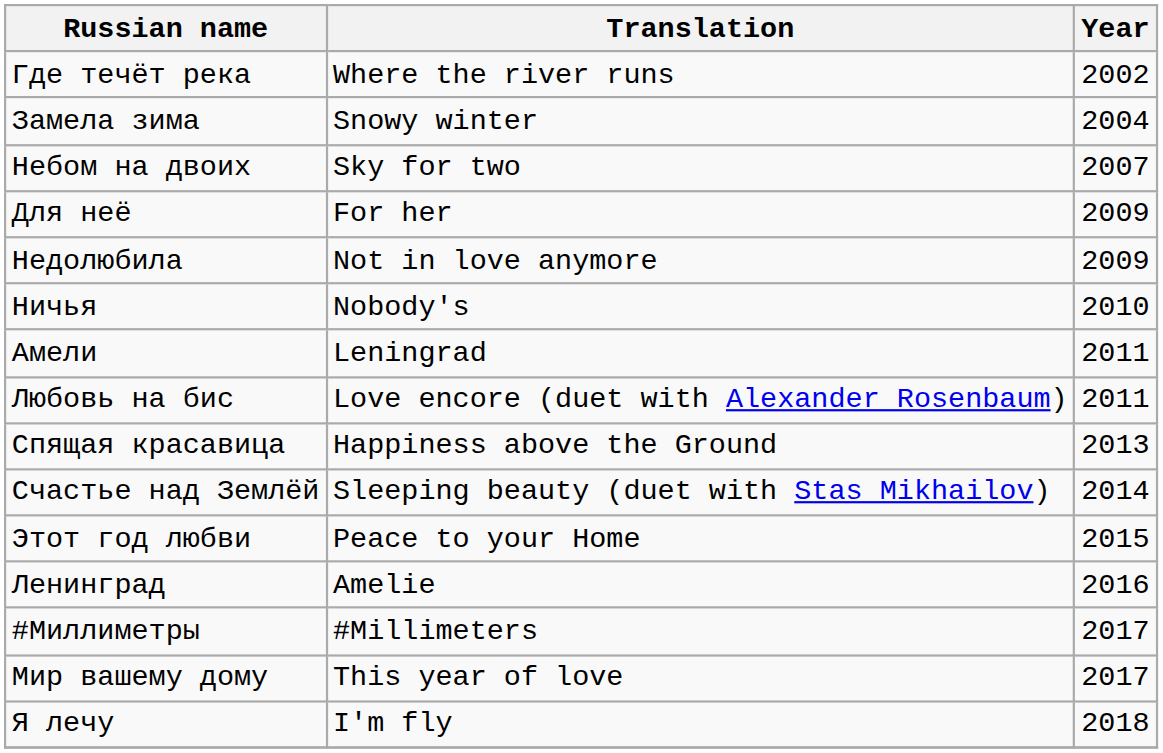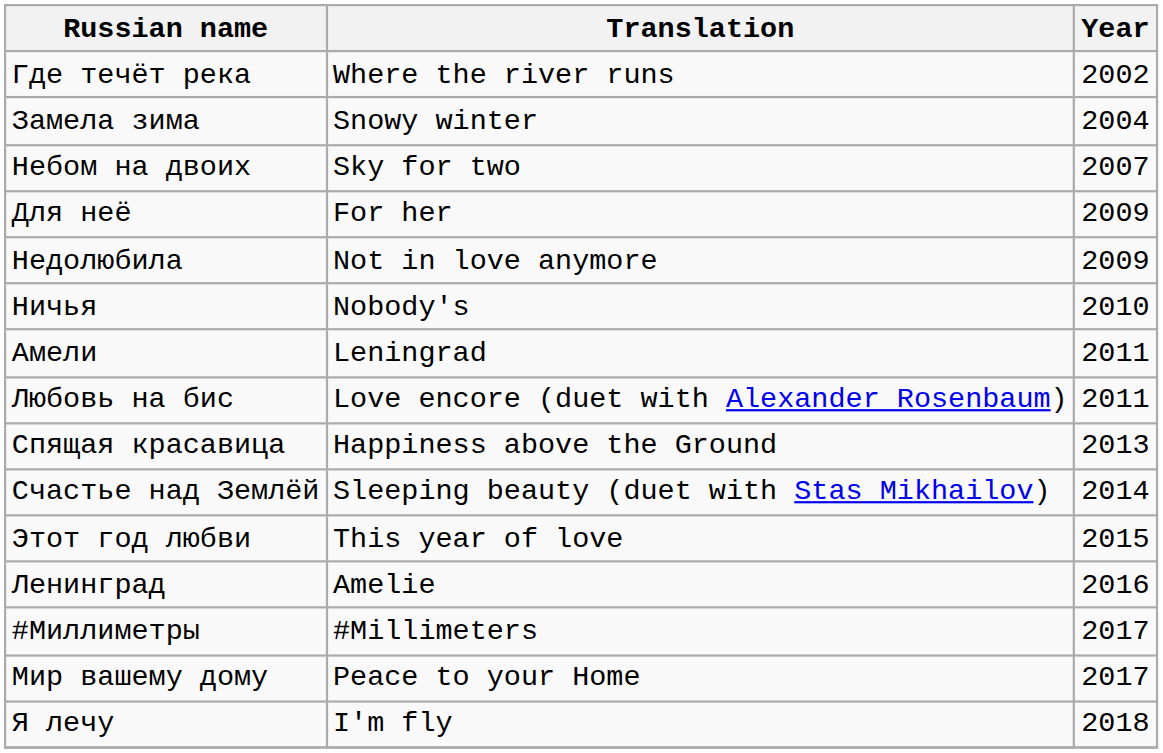(487, 539) Peace to your Home -> (478, 539) This year of love
(478, 678) This year of love -> (487, 678) Peace to your Home
